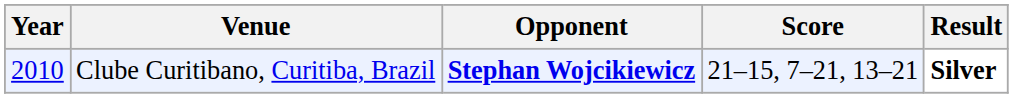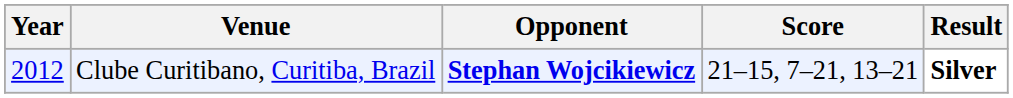(37, 70) 2010 -> (37, 70) 2012
